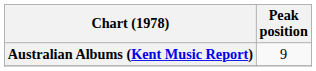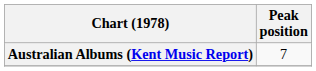(284, 54) 9 -> (284, 54) 7
